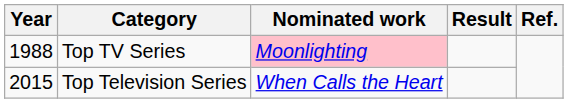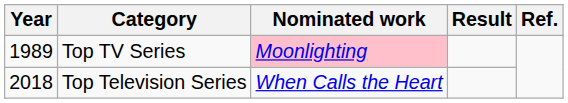(31, 51) 1988 -> (31, 51) 1989
(31, 82) 2015 -> (31, 82) 2018
